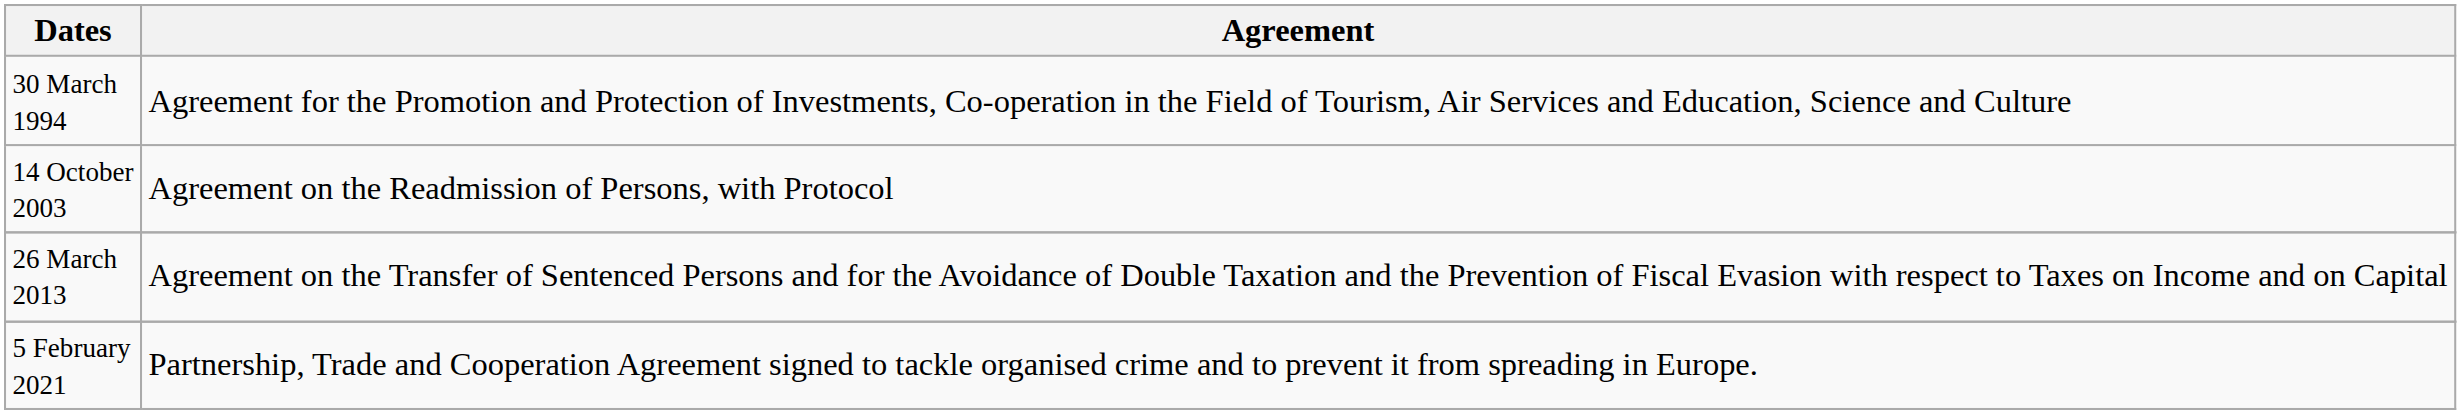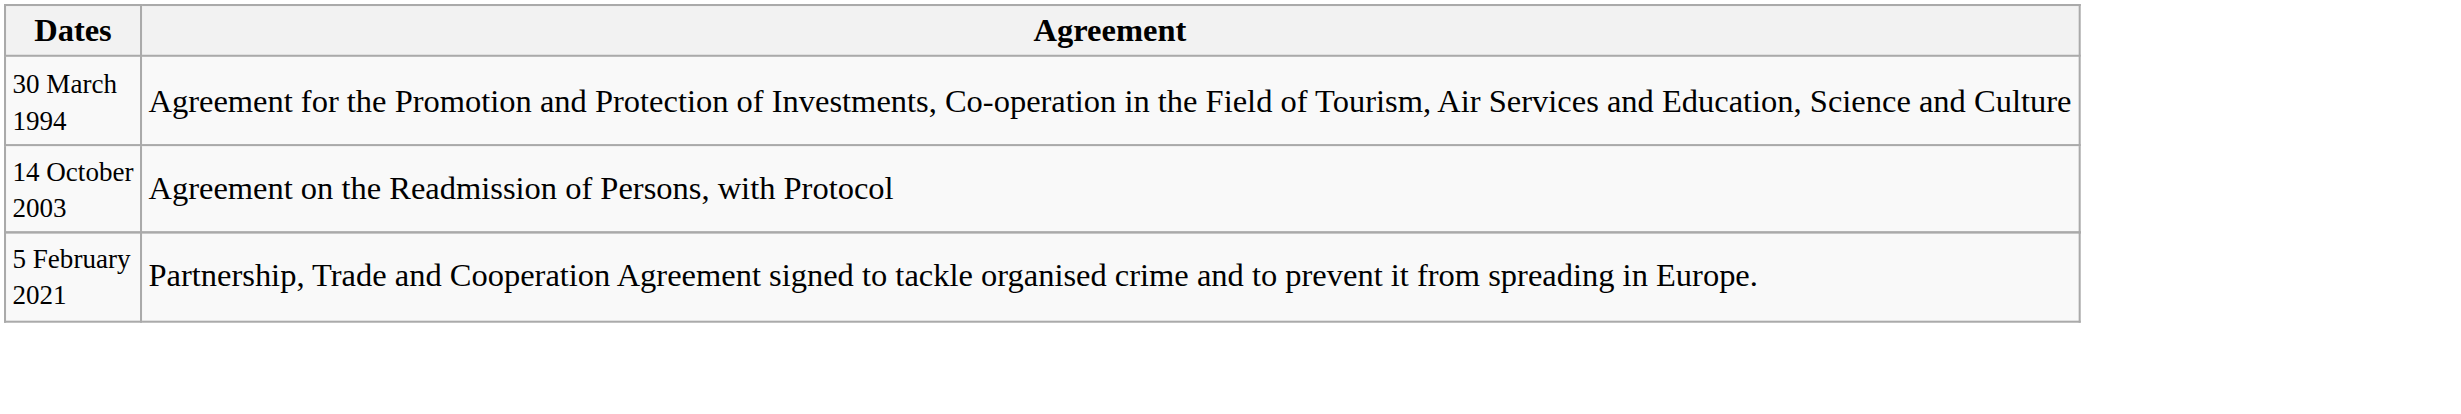- row: (65, 278)
